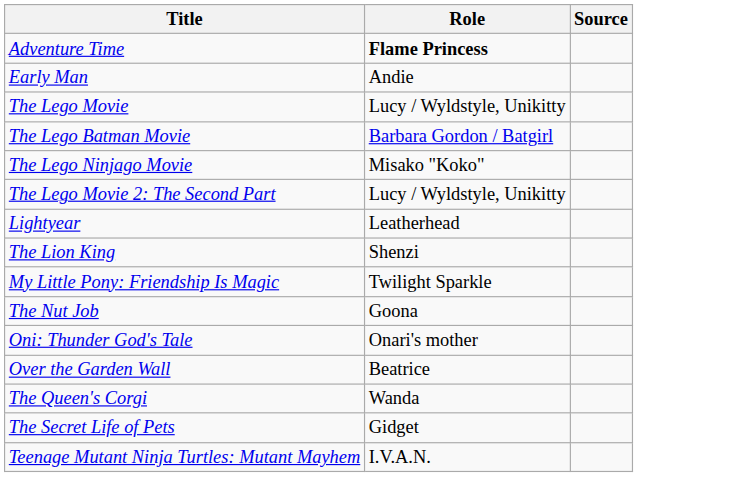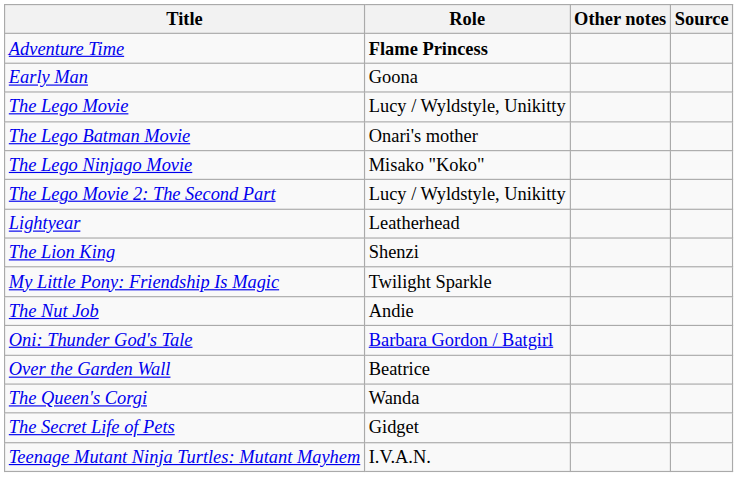+ column: (620, 19)
(391, 77) Andie -> (393, 77) Goona
(461, 135) Barbara Gordon / Batgirl -> (423, 135) Onari's mother
(393, 310) Goona -> (391, 310) Andie
(423, 340) Onari's mother -> (461, 340) Barbara Gordon / Batgirl
